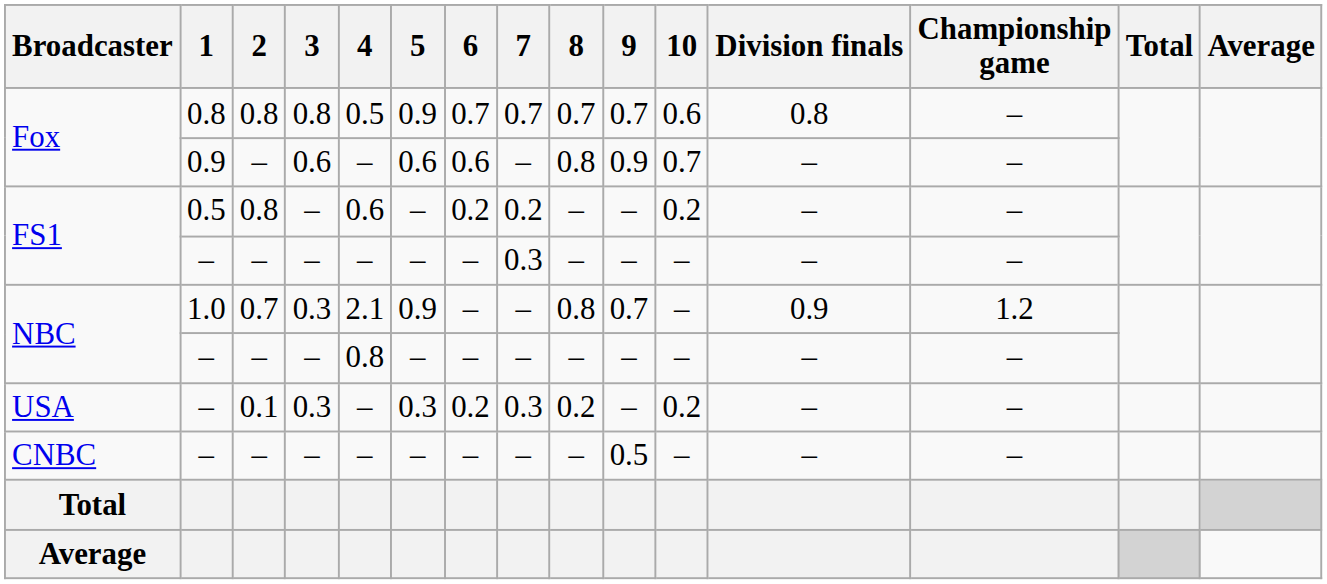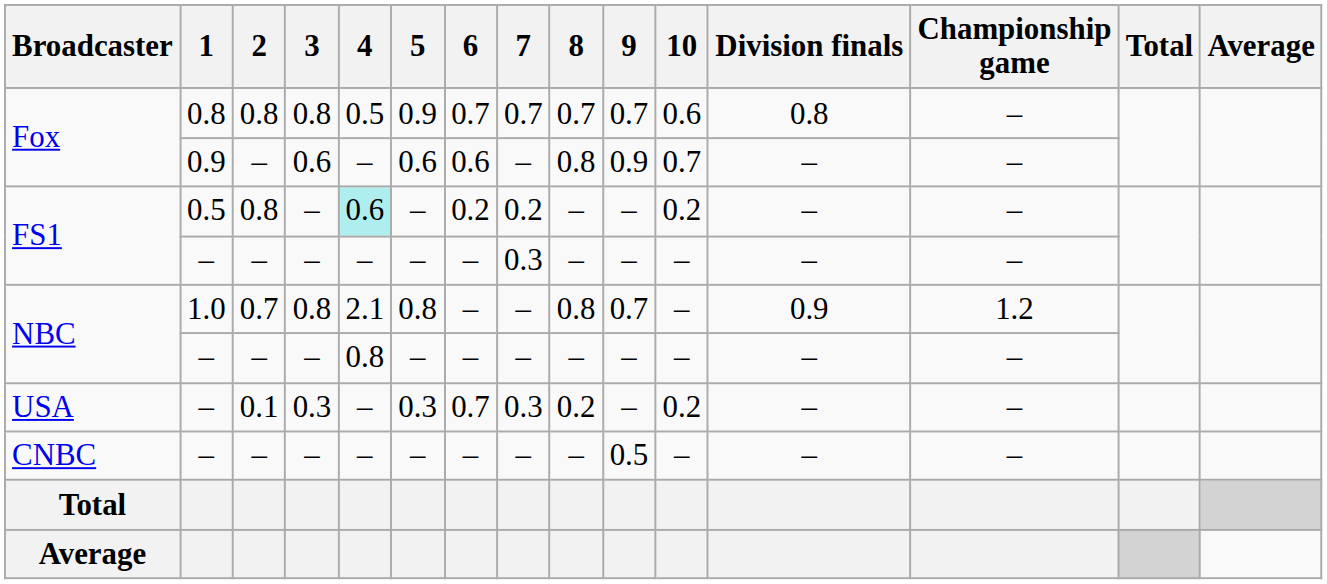(365, 210) no background -> (365, 210) paleturquoise background
(312, 308) 0.3 -> (312, 308) 0.8
(418, 308) 0.9 -> (418, 308) 0.8
(470, 406) 0.2 -> (470, 406) 0.7
